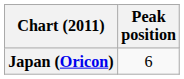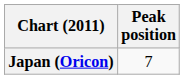(149, 61) 6 -> (149, 61) 7
